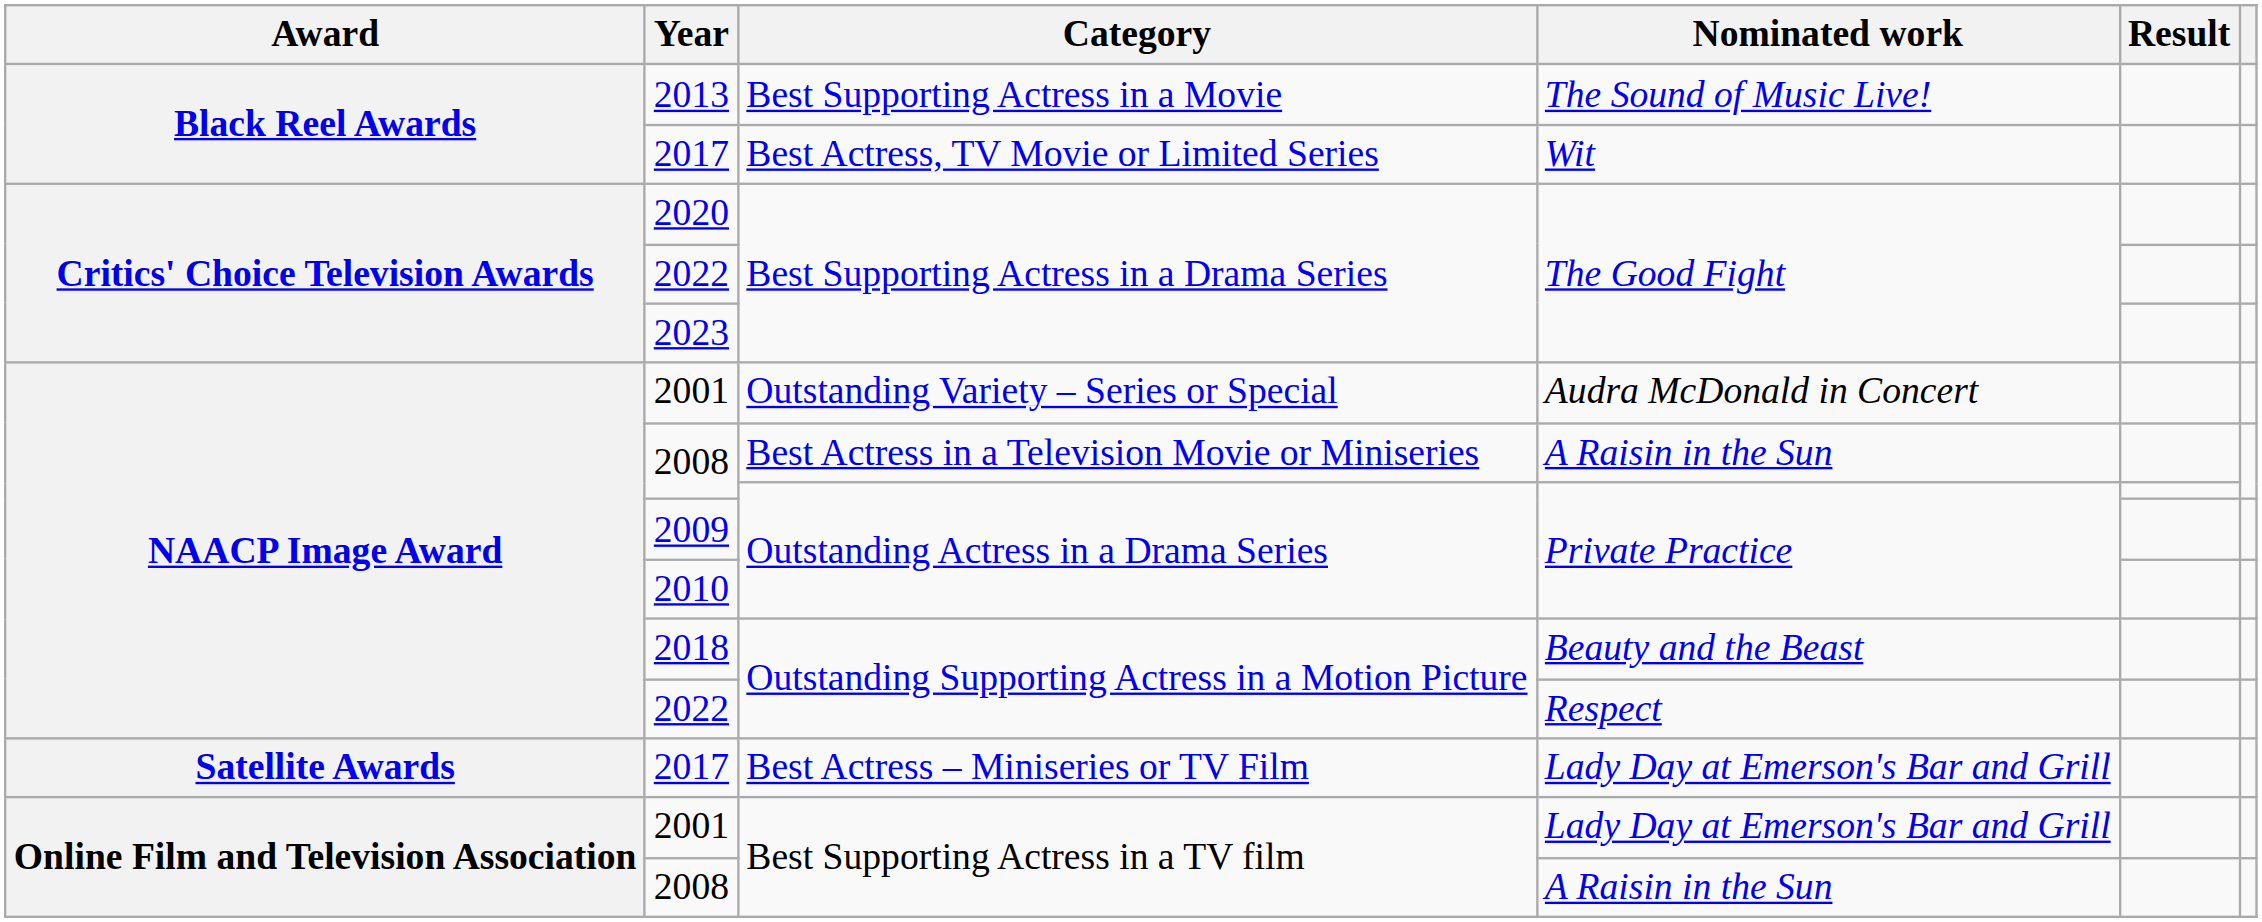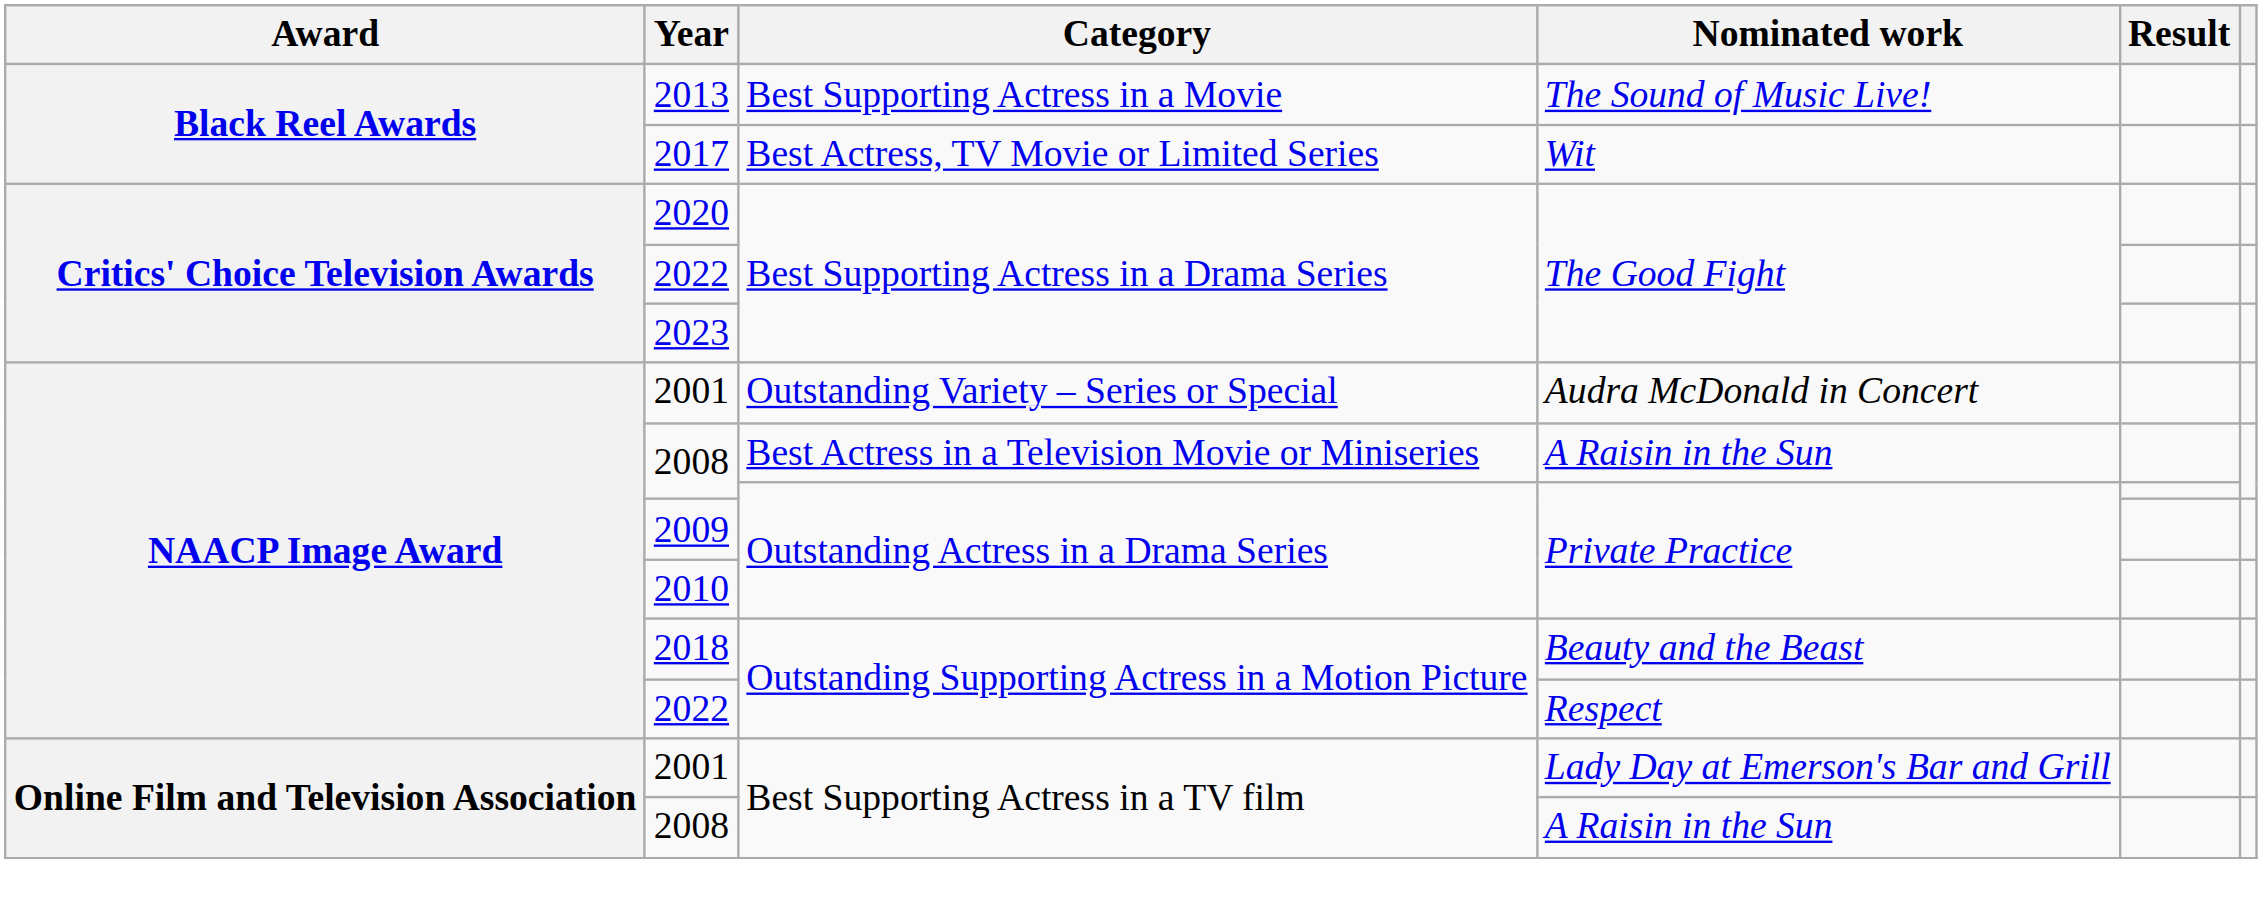- row: (691, 767)
